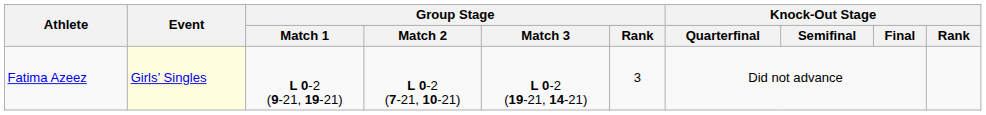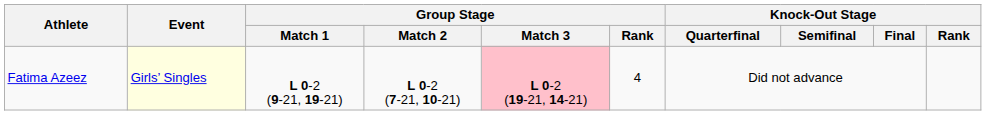(546, 93) no background -> (546, 93) pink background
(637, 78) 3 -> (637, 78) 4
